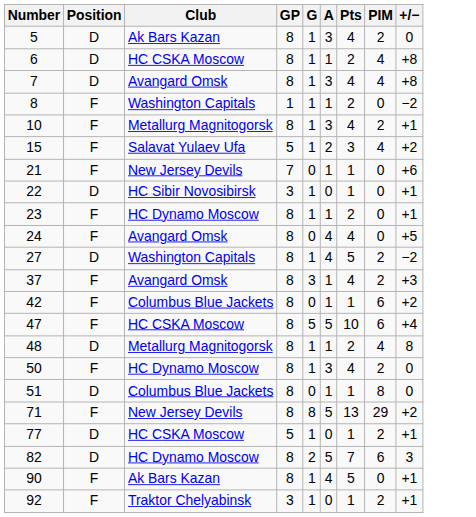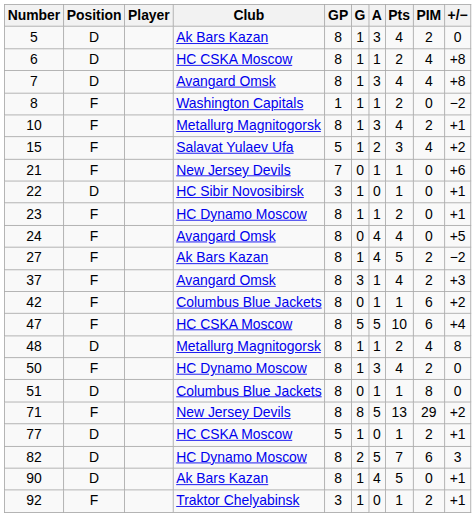+ column: (149, 15)
(94, 258) D -> (94, 258) F
(192, 258) Washington Capitals -> (222, 258) Ak Bars Kazan
(94, 479) F -> (94, 479) D
